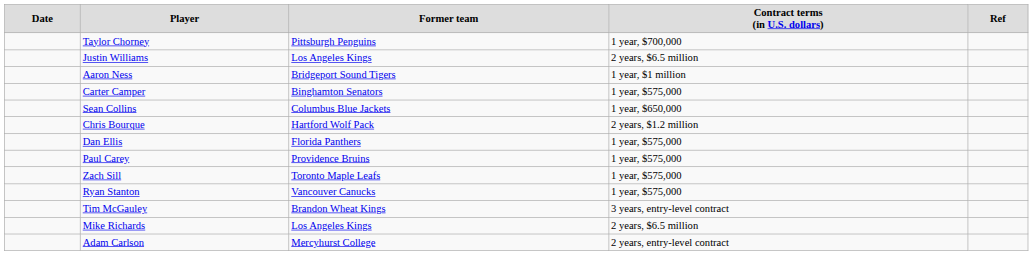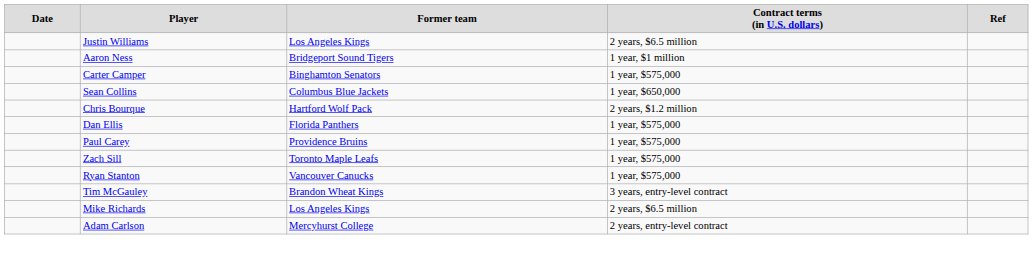- row: (116, 41)
